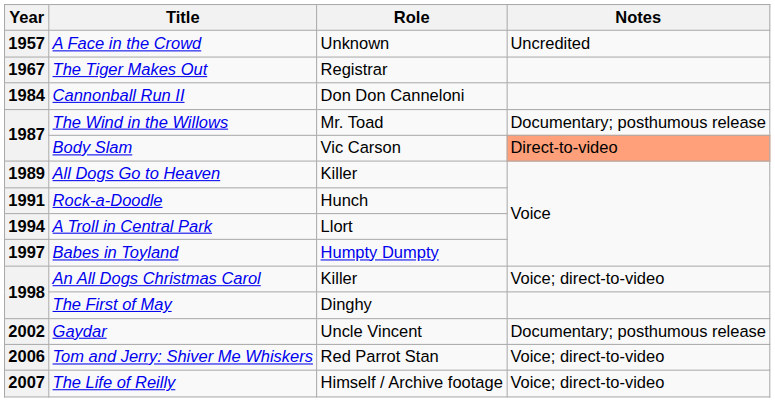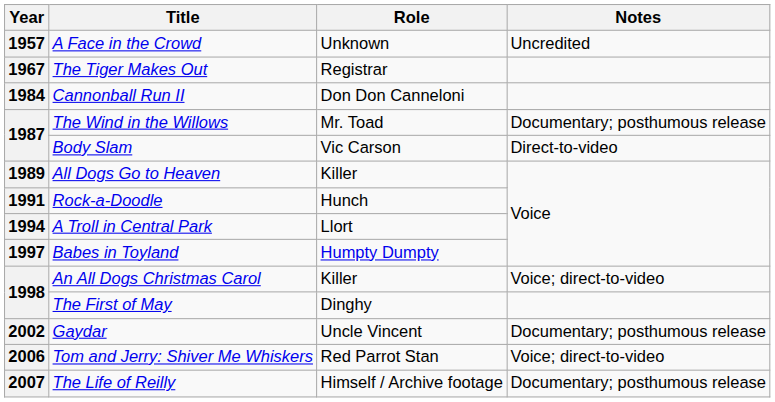(564, 148) lightsalmon background -> (564, 148) no background
(587, 383) Voice; direct-to-video -> (638, 383) Documentary; posthumous release
